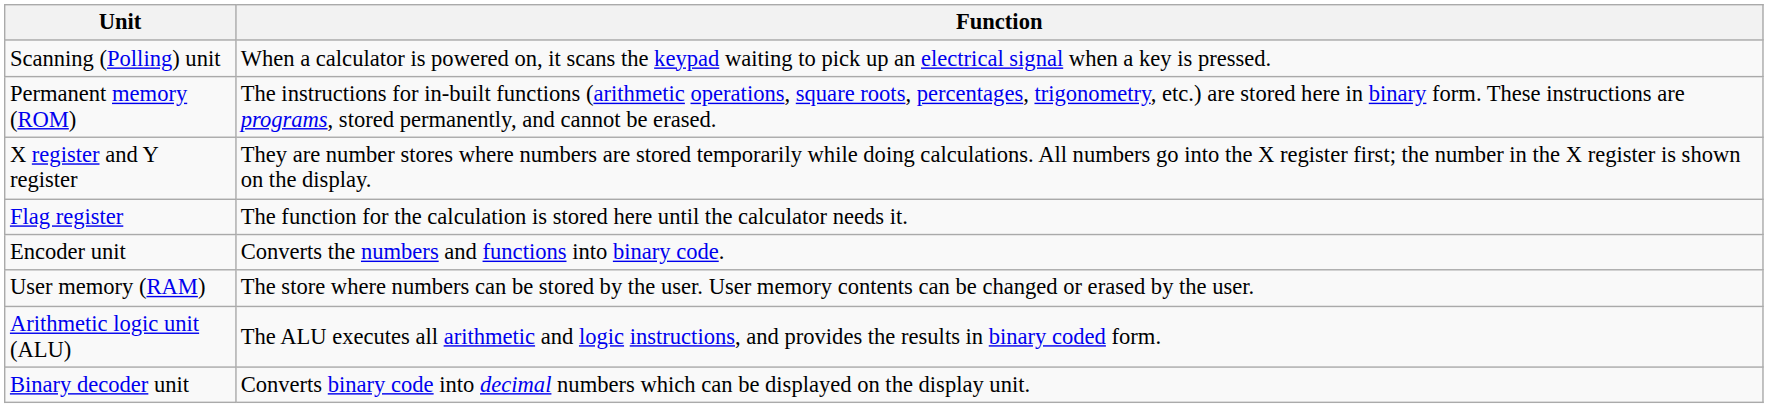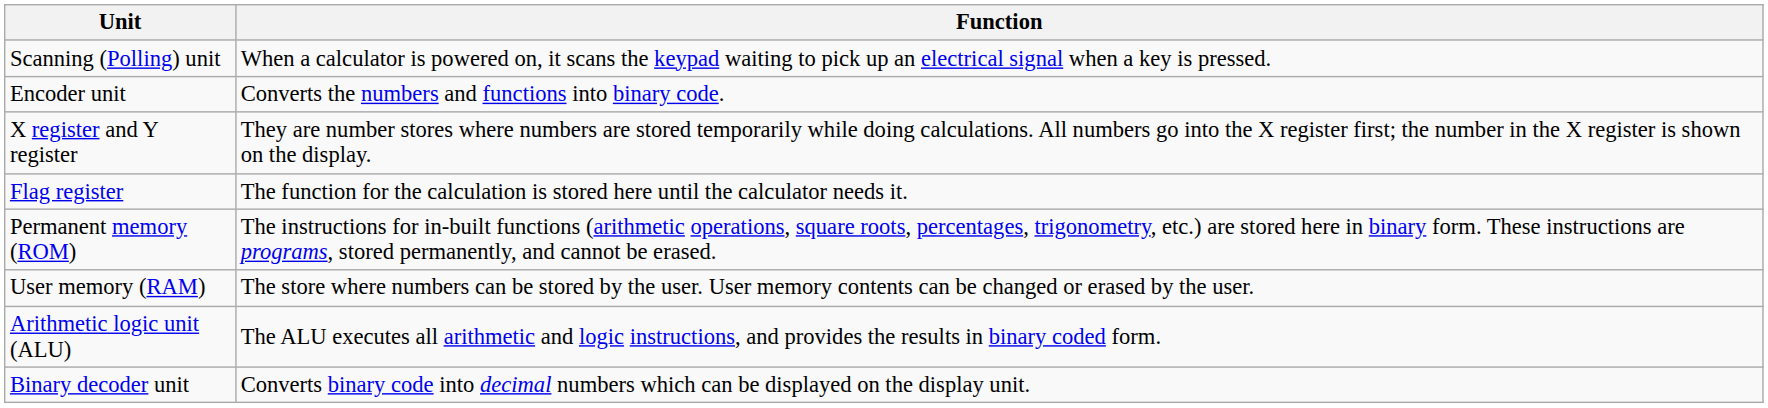rows swapped: (68, 252) <-> (99, 106)
